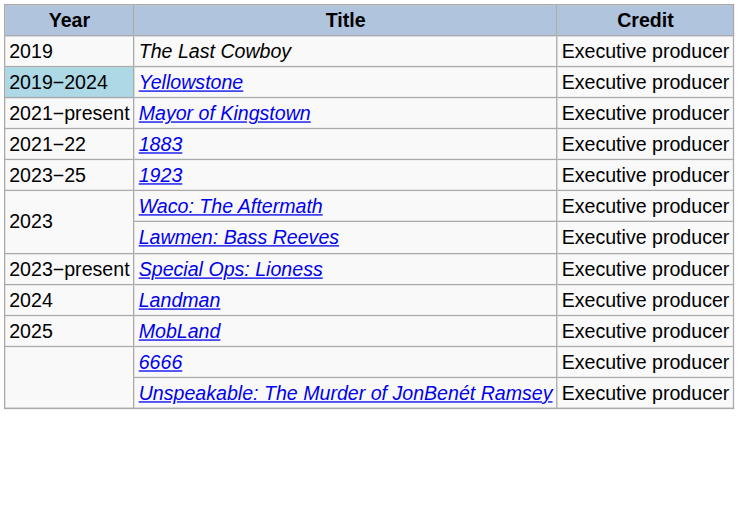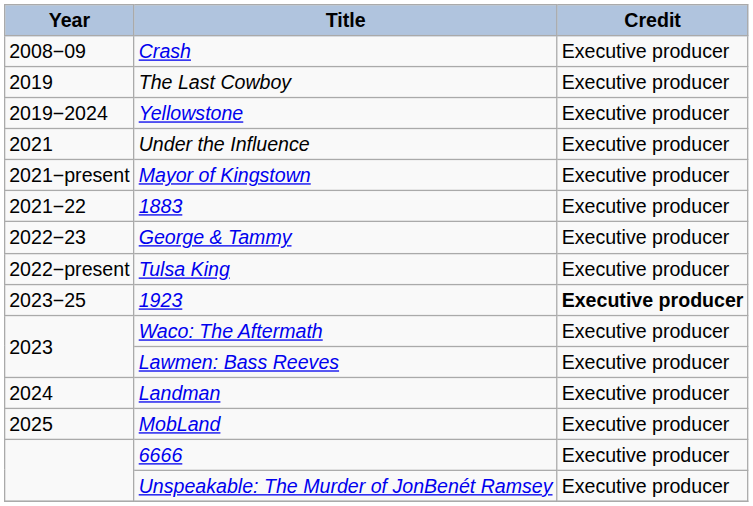+ row: (165, 51)
(59, 82) lightblue background -> (59, 113) no background
+ row: (224, 145)
+ row: (215, 238)
+ row: (184, 269)
(646, 176) normal -> (653, 300) bold
- row: (231, 269)
